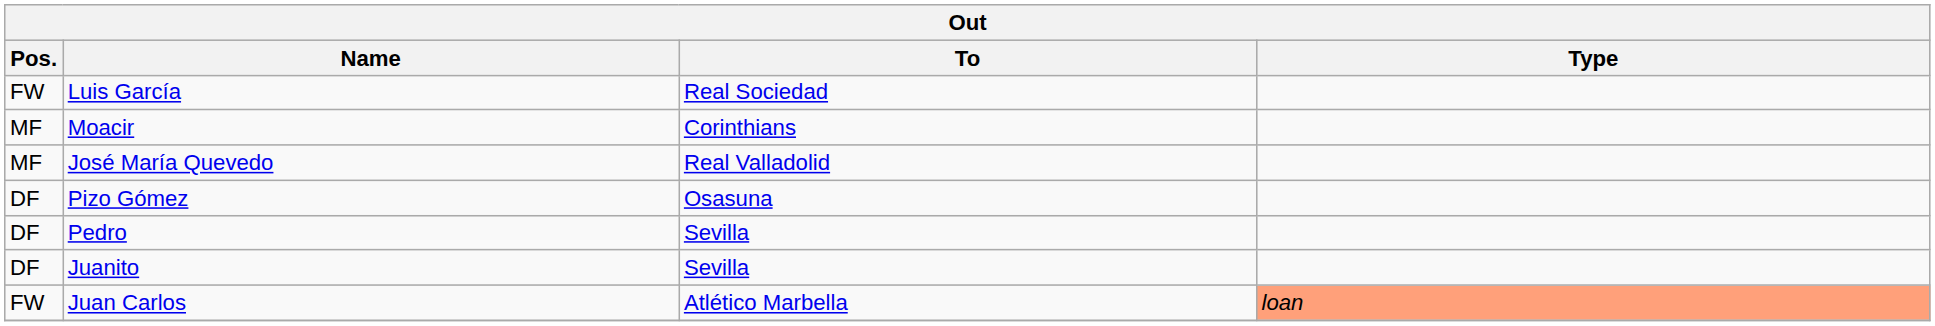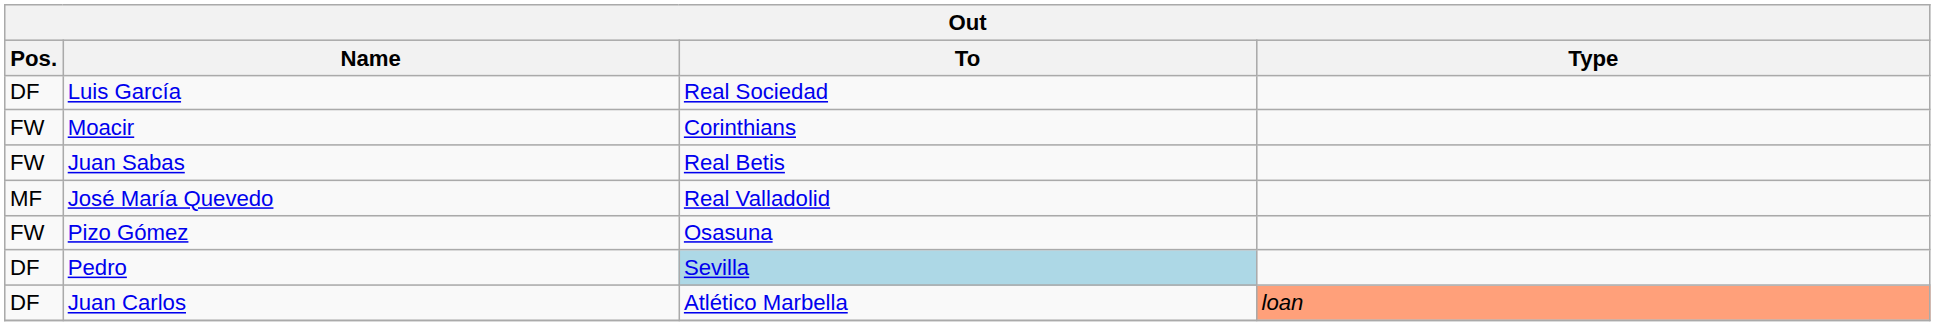(27, 93) FW -> (25, 93) DF
(26, 128) MF -> (27, 128) FW
+ row: (126, 163)
(25, 198) DF -> (27, 233) FW
(717, 233) no background -> (717, 268) lightblue background
- row: (103, 268)
(27, 303) FW -> (25, 303) DF
